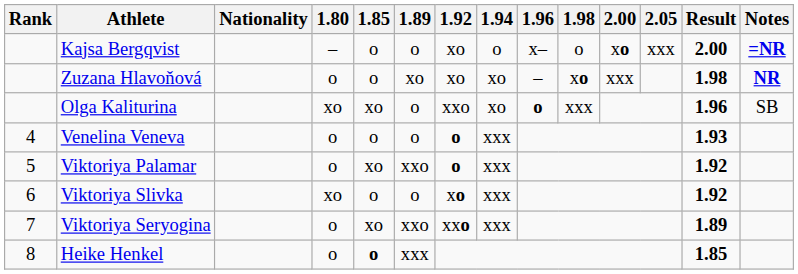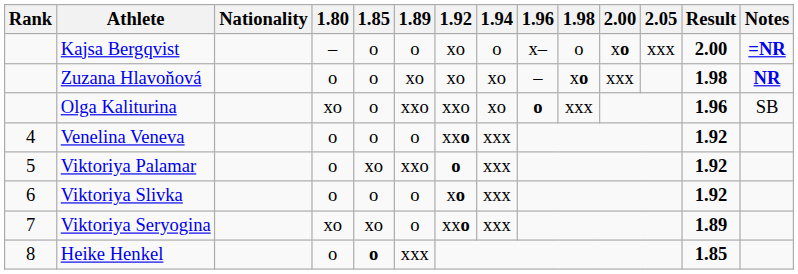(374, 107) xo -> (374, 107) o
(415, 107) o -> (415, 107) xxo
(456, 136) o -> (456, 136) xxo
(711, 136) 1.93 -> (711, 136) 1.92
(333, 195) xo -> (333, 195) o
(333, 225) o -> (333, 225) xo
(415, 225) xxo -> (415, 225) o
